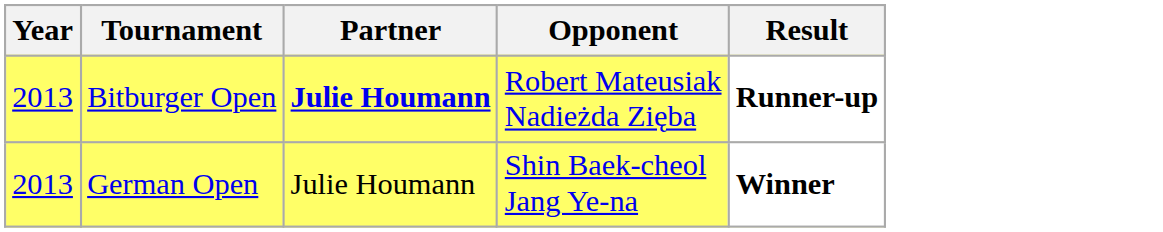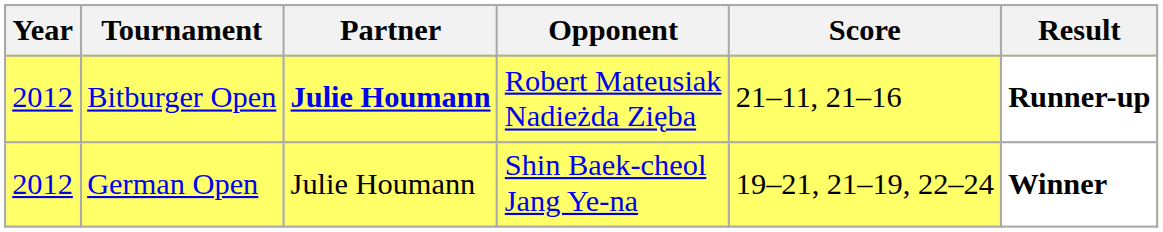+ column: (865, 29)
(43, 97) 2013 -> (43, 97) 2012
(43, 183) 2013 -> (43, 183) 2012
